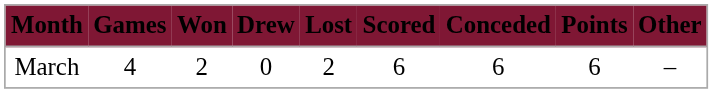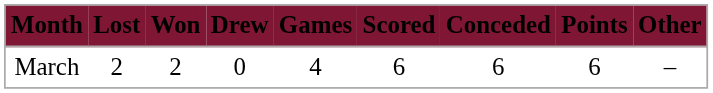columns swapped: (130, 25) <-> (329, 25)
